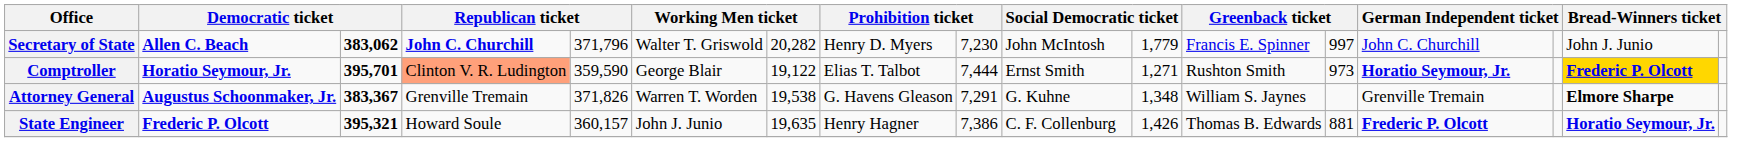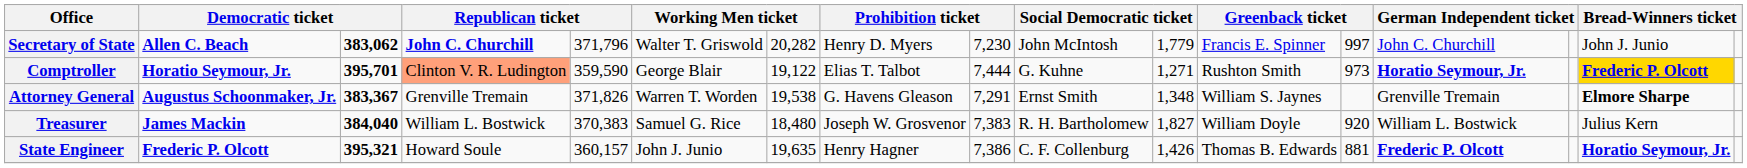(1045, 70) Ernst Smith -> (1051, 70) G. Kuhne
(1038, 96) G. Kuhne -> (1058, 96) Ernst Smith
+ row: (71, 123)
